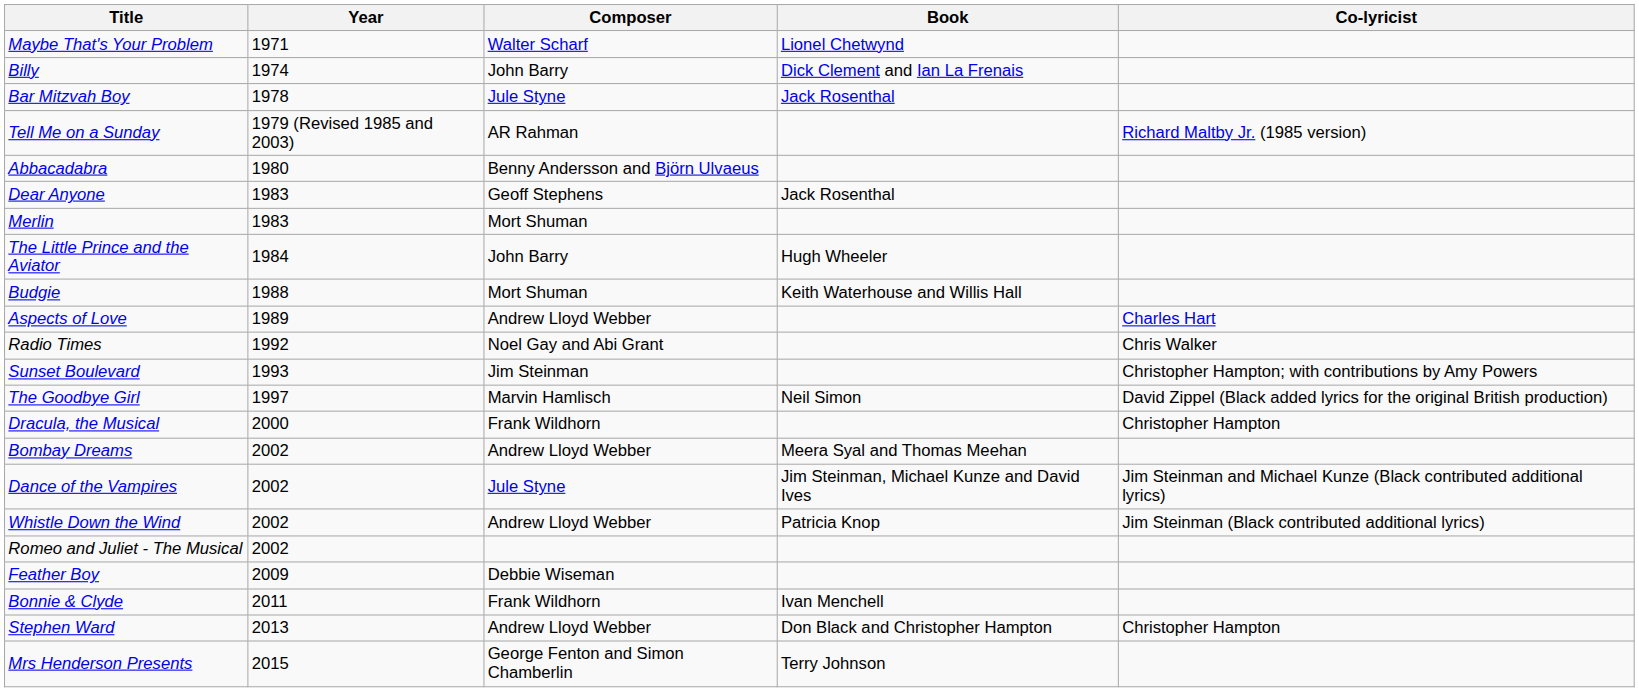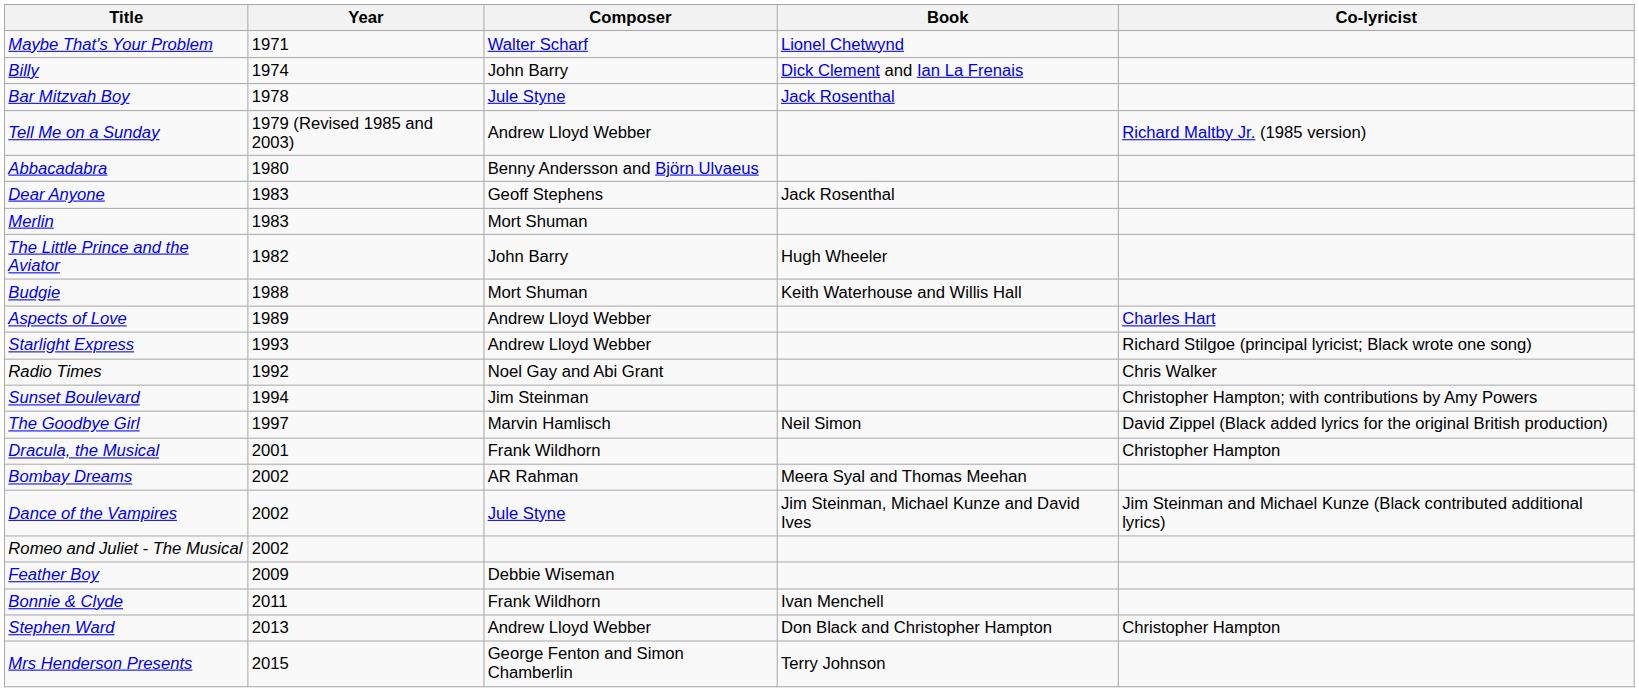(533, 132) AR Rahman -> (569, 132) Andrew Lloyd Webber
(270, 256) 1984 -> (270, 256) 1982
+ row: (71, 345)
(270, 371) 1993 -> (270, 398) 1994
(270, 424) 2000 -> (270, 450) 2001
(569, 450) Andrew Lloyd Webber -> (533, 477) AR Rahman
- row: (94, 522)
